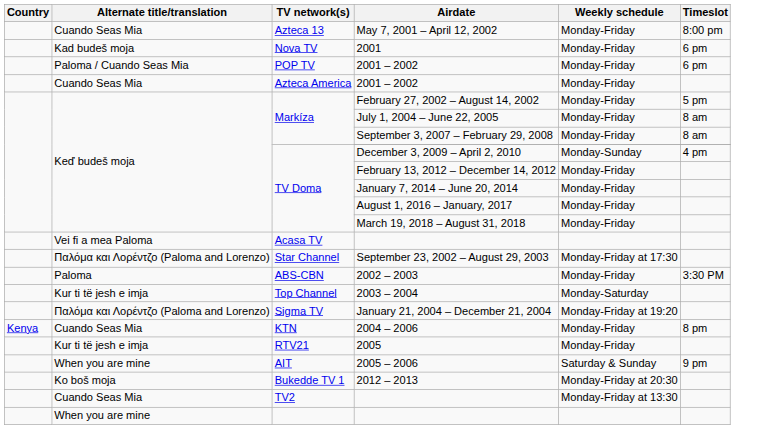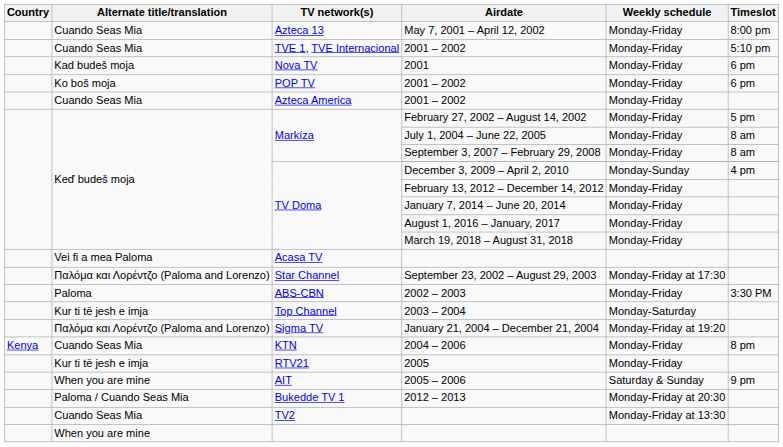+ row: (337, 48)
(121, 65) Paloma / Cuando Seas Mia -> (85, 83) Ko boš moja
(85, 380) Ko boš moja -> (121, 398) Paloma / Cuando Seas Mia
